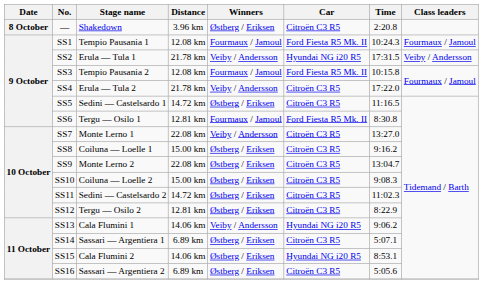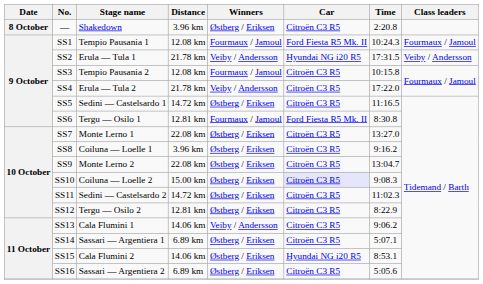(327, 72) Ford Fiesta R5 Mk. II -> (313, 72) Citroën C3 R5
(244, 133) Veiby / Andersson -> (242, 133) Østberg / Eriksen
(188, 149) 15.00 km -> (188, 149) 3.96 km
(313, 179) no background -> (313, 179) lavender background
(324, 225) Hyundai NG i20 R5 -> (313, 225) Citroën C3 R5
